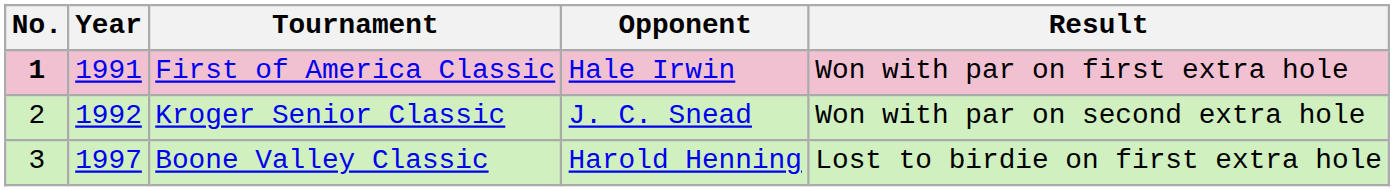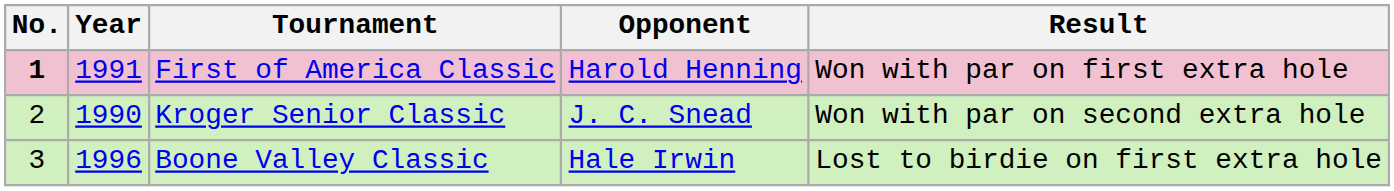(652, 73) Hale Irwin -> (685, 73) Harold Henning
(109, 118) 1992 -> (109, 118) 1990
(109, 162) 1997 -> (109, 162) 1996
(685, 162) Harold Henning -> (652, 162) Hale Irwin
